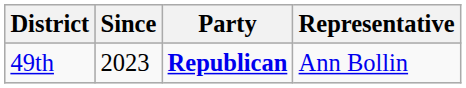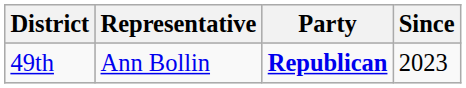columns swapped: (377, 23) <-> (128, 23)
